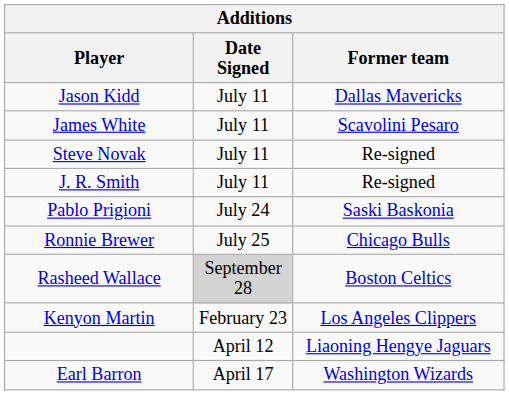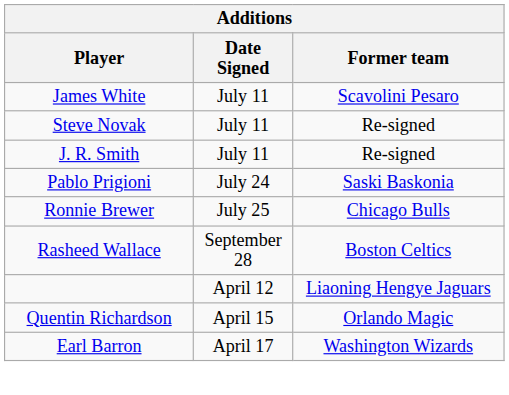- row: (99, 96)
(243, 278) lightgrey background -> (243, 250) no background
- row: (99, 317)
+ row: (99, 317)
